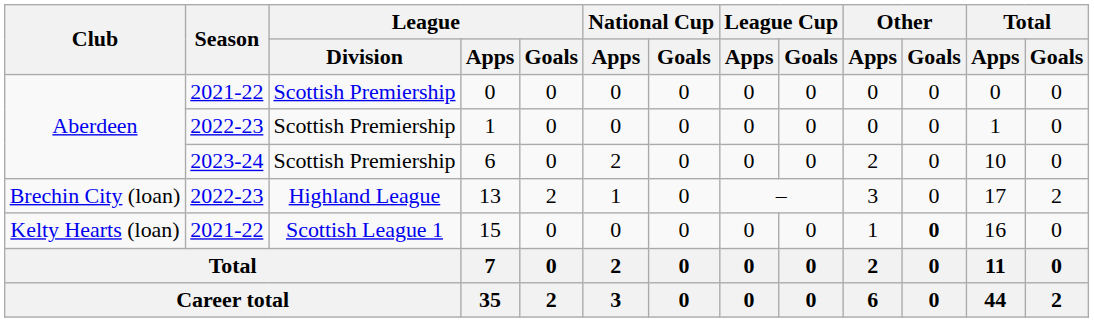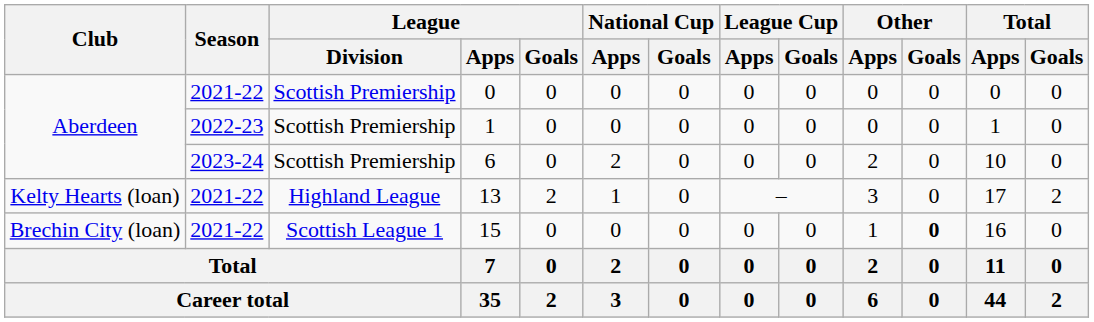(95, 195) Brechin City (loan) -> (95, 195) Kelty Hearts (loan)
(227, 195) 2022-23 -> (227, 195) 2021-22
(95, 230) Kelty Hearts (loan) -> (95, 230) Brechin City (loan)
